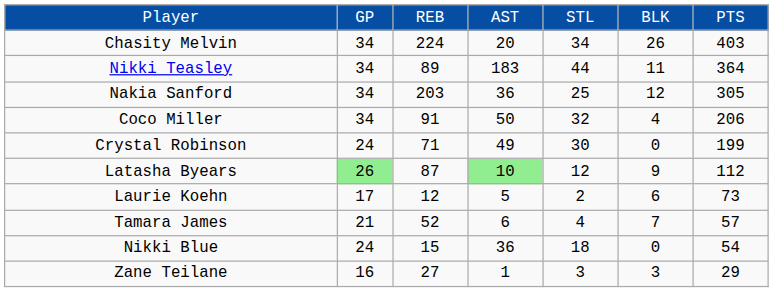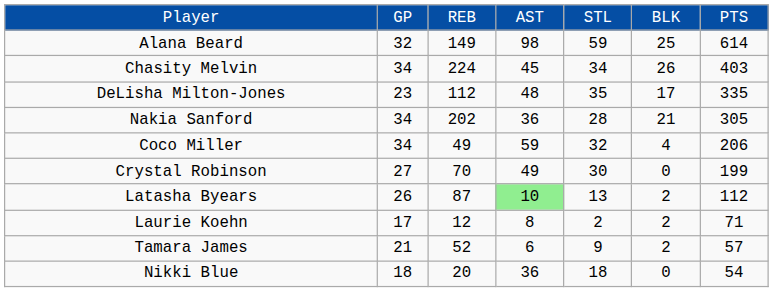+ row: (191, 43)
(505, 43) 20 -> (530, 69) 45
- row: (171, 69)
+ row: (191, 94)
(430, 94) 203 -> (462, 120) 202
(580, 94) 25 -> (598, 120) 28
(655, 94) 12 -> (666, 120) 21
(430, 120) 91 -> (462, 146) 49
(505, 120) 50 -> (530, 146) 59
(365, 146) 24 -> (403, 171) 27
(430, 146) 71 -> (462, 171) 70
(365, 171) lightgreen background -> (403, 197) no background
(580, 171) 12 -> (598, 197) 13
(655, 171) 9 -> (666, 197) 2
(505, 197) 5 -> (530, 223) 8
(655, 197) 6 -> (666, 223) 2
(731, 197) 73 -> (734, 223) 71
(580, 223) 4 -> (598, 248) 9
(655, 223) 7 -> (666, 248) 2
(365, 248) 24 -> (403, 274) 18
(430, 248) 15 -> (462, 274) 20
- row: (171, 274)
